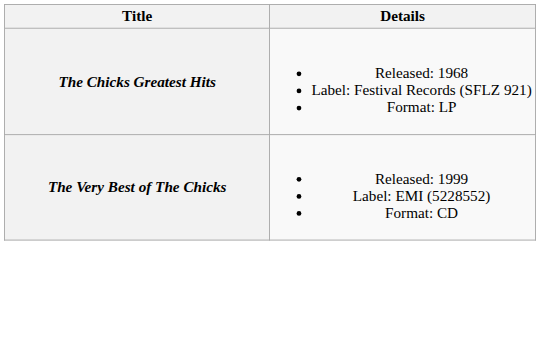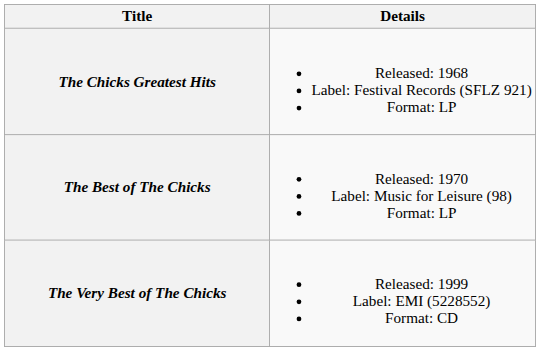+ row: (137, 187)
